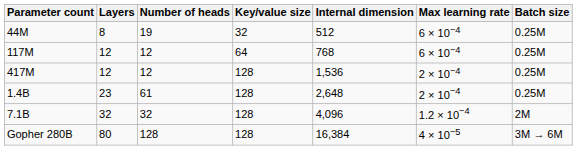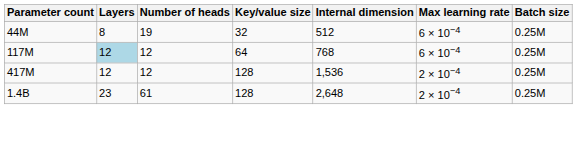(105, 52) no background -> (105, 52) lightblue background
- row: (18, 114)
- row: (40, 134)
